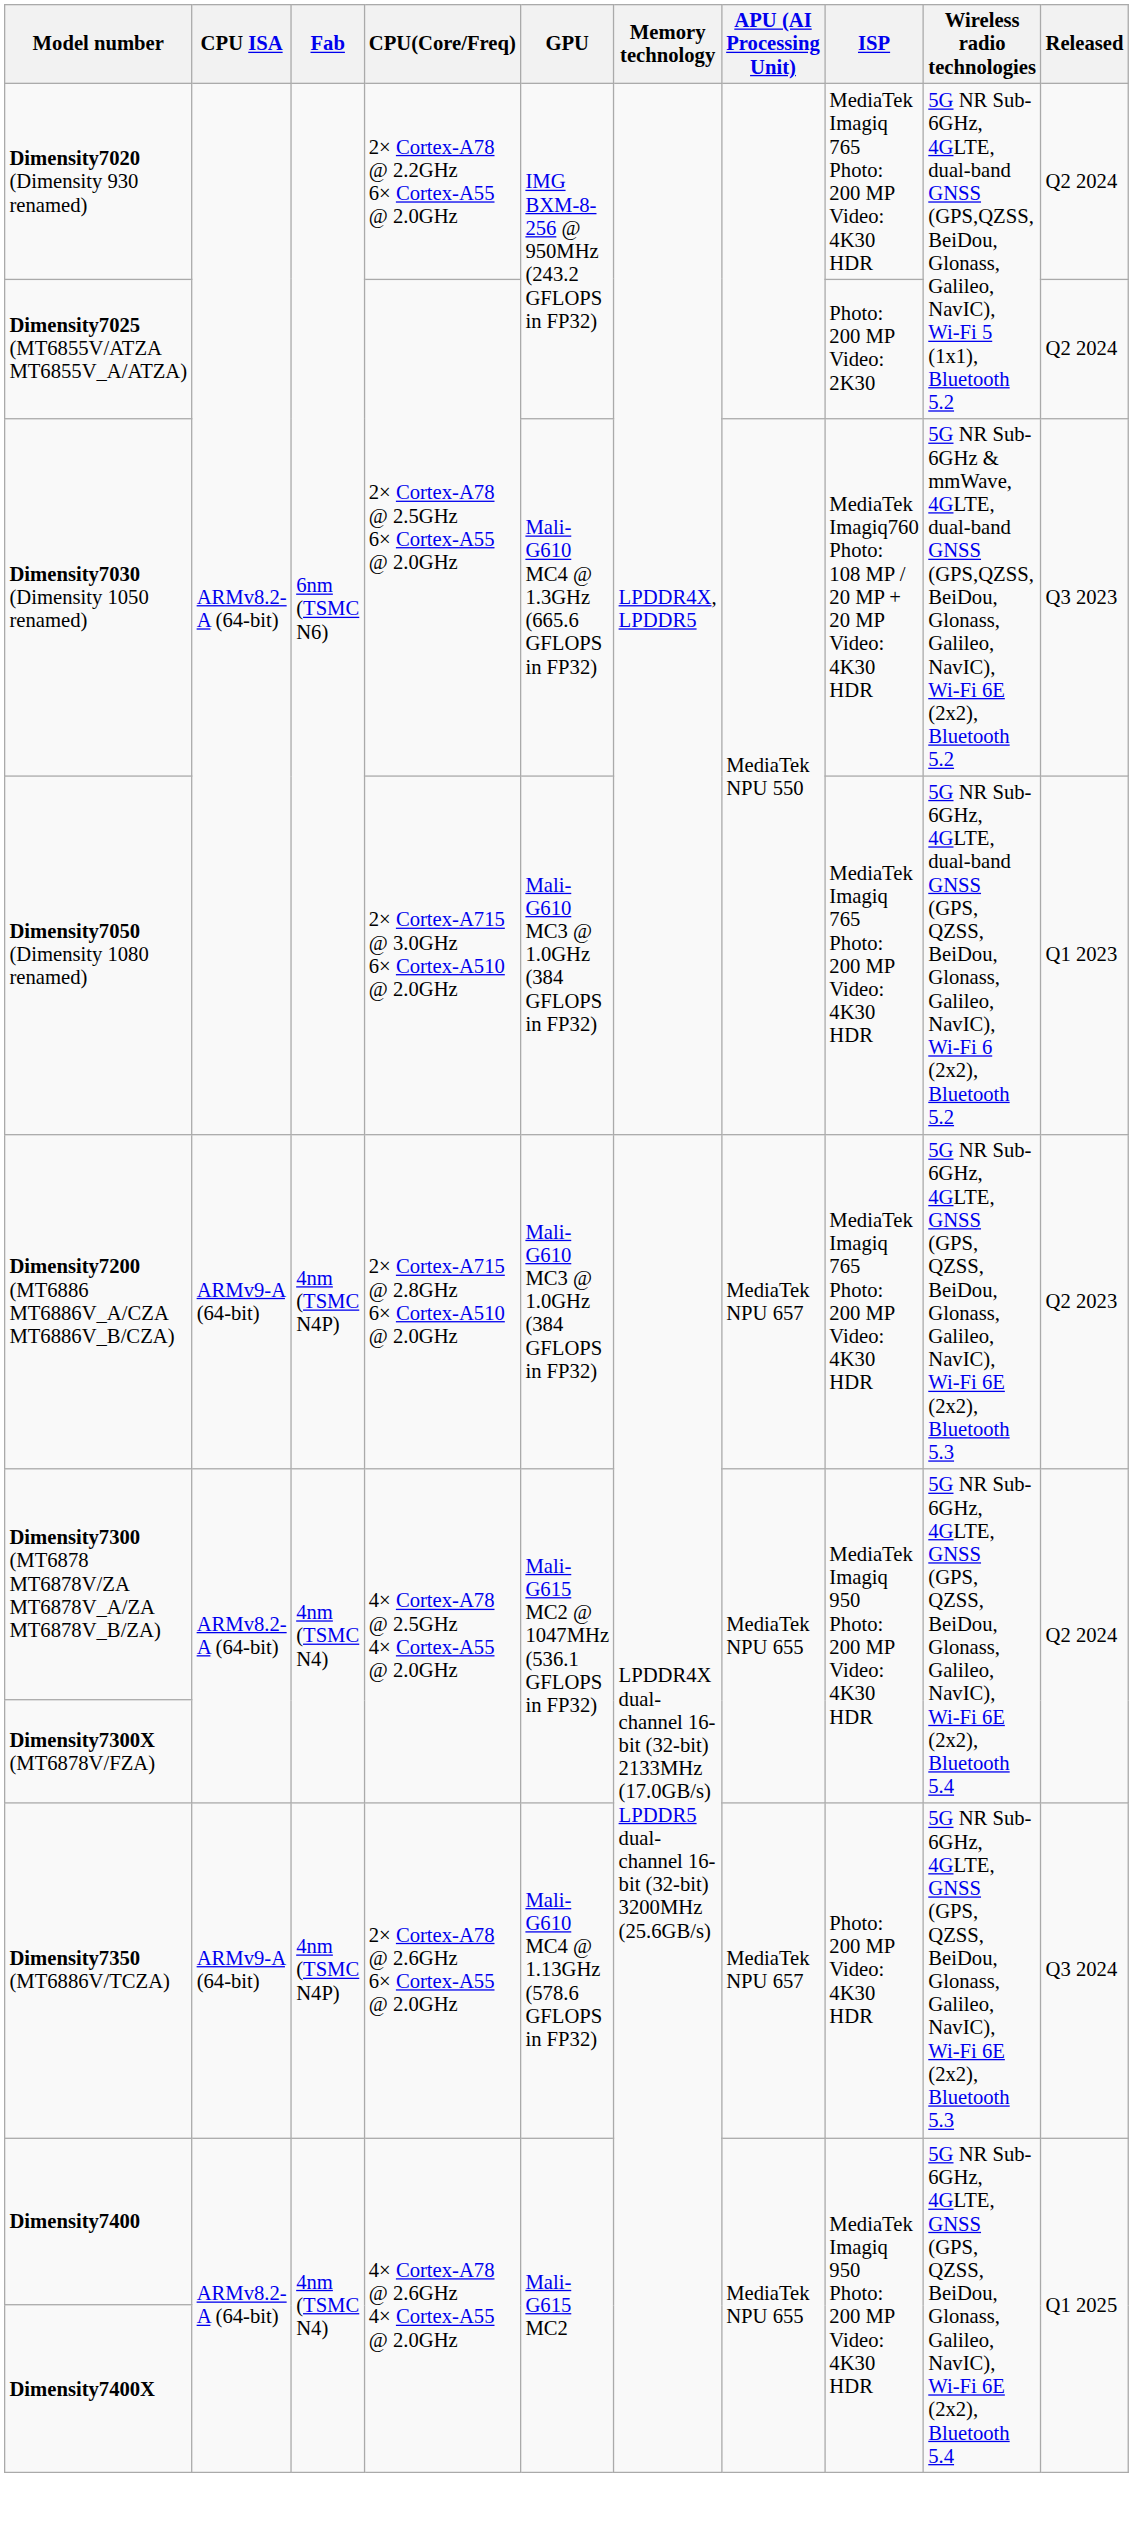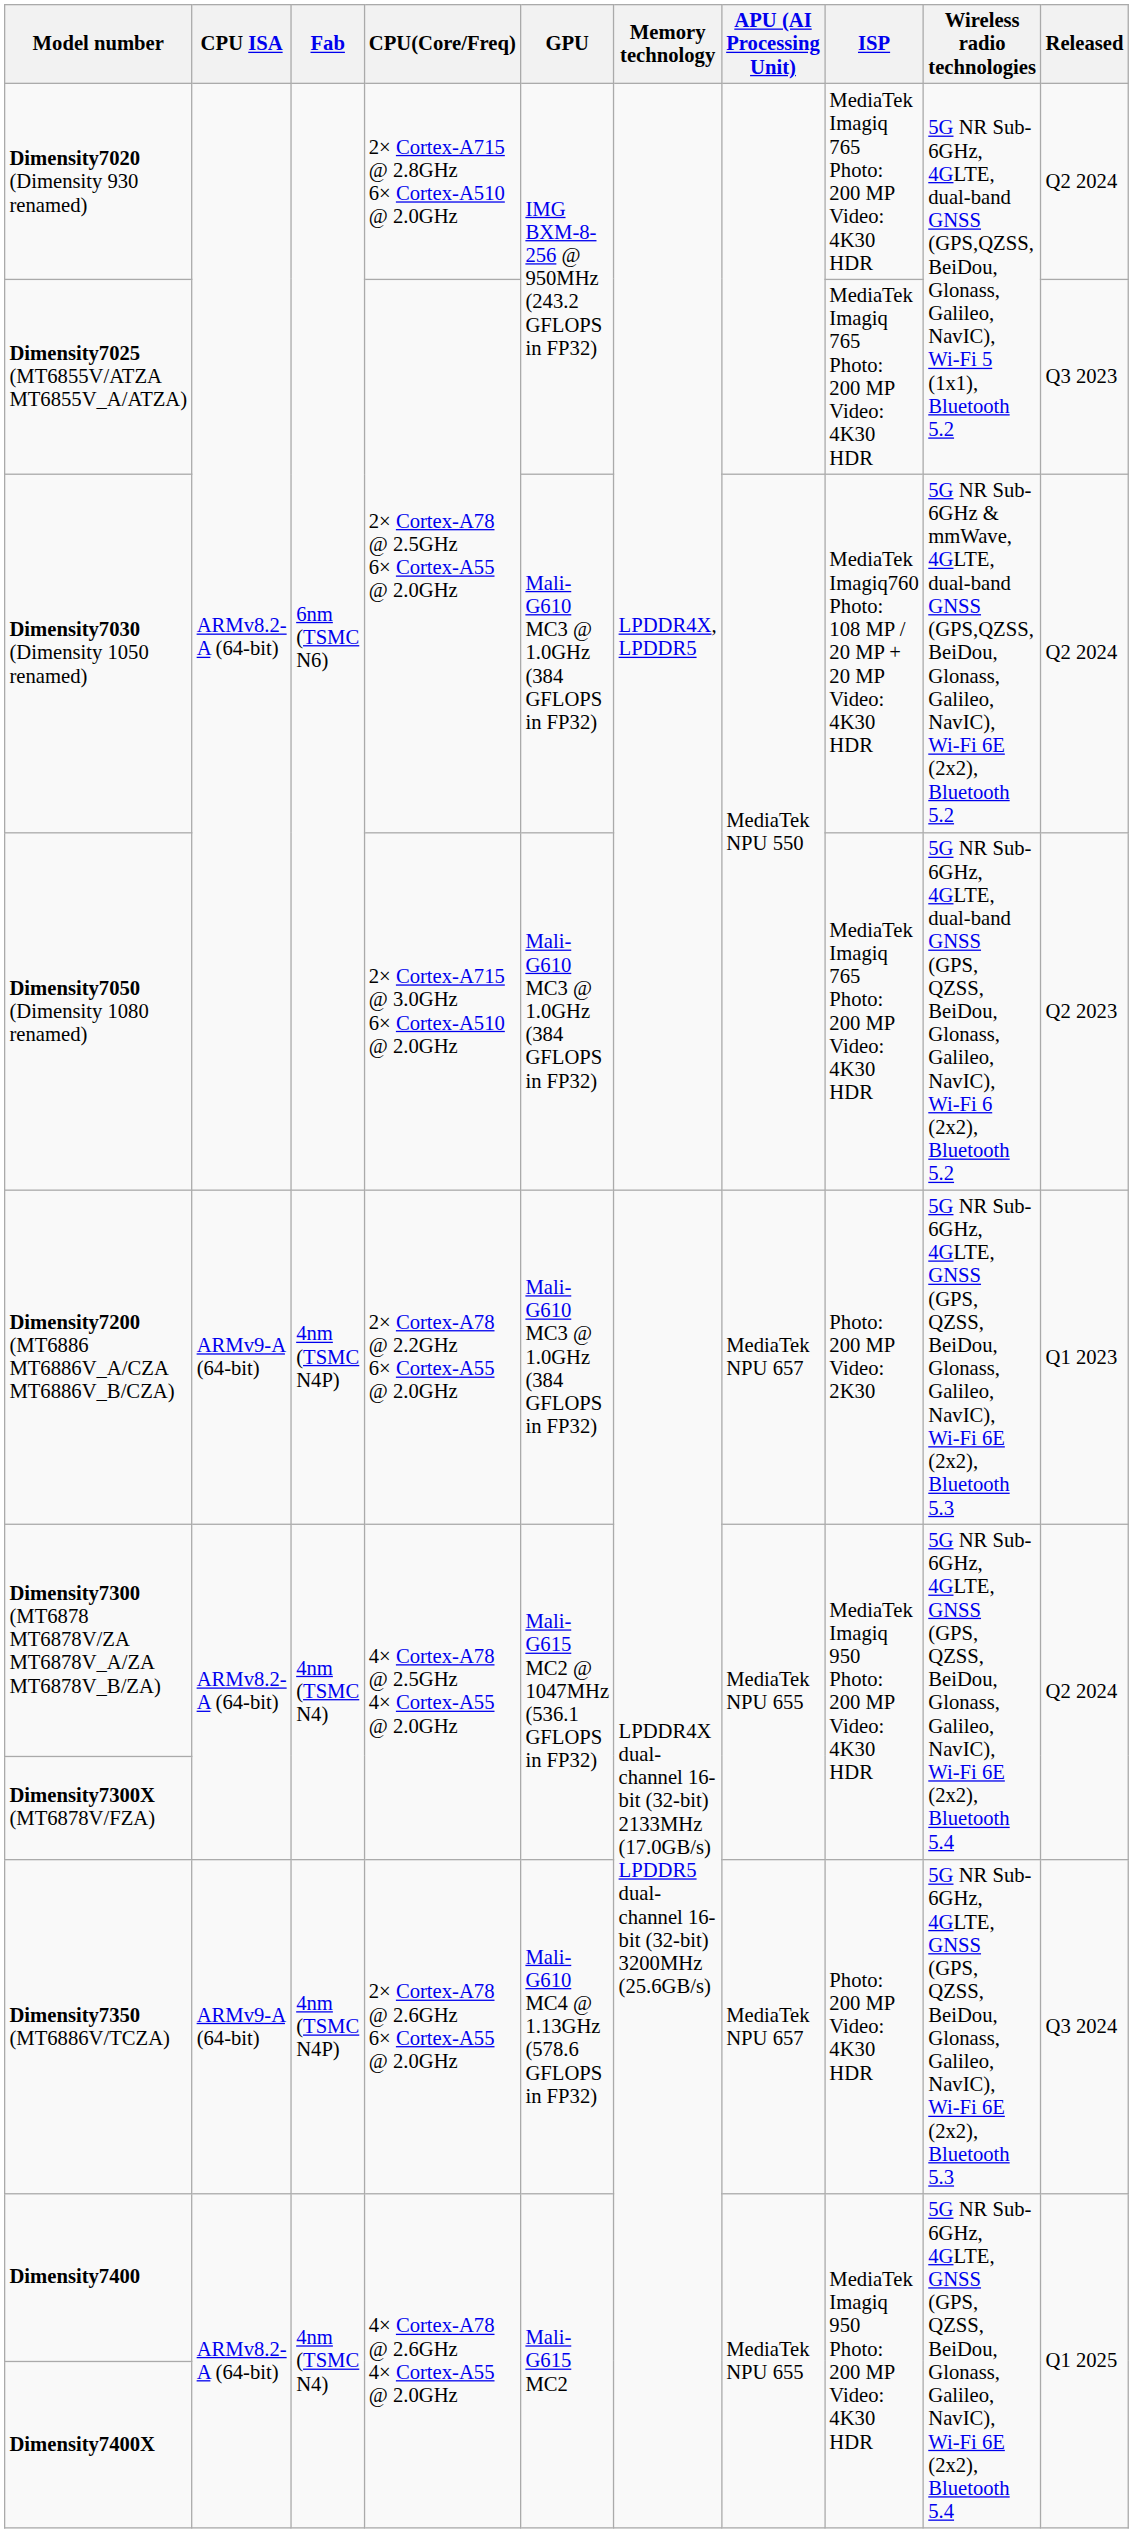(432, 181) 2× Cortex-A78 @ 2.2GHz 6× Cortex-A55 @ 2.0GHz -> (437, 181) 2× Cortex-A715 @ 2.8GHz 6× Cortex-A510 @ 2.0GHz
(862, 348) Photo: 200 MP Video: 2K30 -> (871, 376) MediaTek Imagiq 765 Photo: 200 MP Video: 4K30 HDR
(1081, 348) Q2 2024 -> (1081, 376) Q3 2023
(564, 597) Mali-G610 MC4 @ 1.3GHz (665.6 GFLOPS in FP32) -> (564, 653) Mali-G610 MC3 @ 1.0GHz (384 GFLOPS in FP32)
(1081, 597) Q3 2023 -> (1081, 653) Q2 2024
(1081, 954) Q1 2023 -> (1081, 1010) Q2 2023
(437, 1301) 2× Cortex-A715 @ 2.8GHz 6× Cortex-A510 @ 2.0GHz -> (432, 1357) 2× Cortex-A78 @ 2.2GHz 6× Cortex-A55 @ 2.0GHz
(871, 1301) MediaTek Imagiq 765 Photo: 200 MP Video: 4K30 HDR -> (862, 1357) Photo: 200 MP Video: 2K30
(1081, 1301) Q2 2023 -> (1081, 1357) Q1 2023
